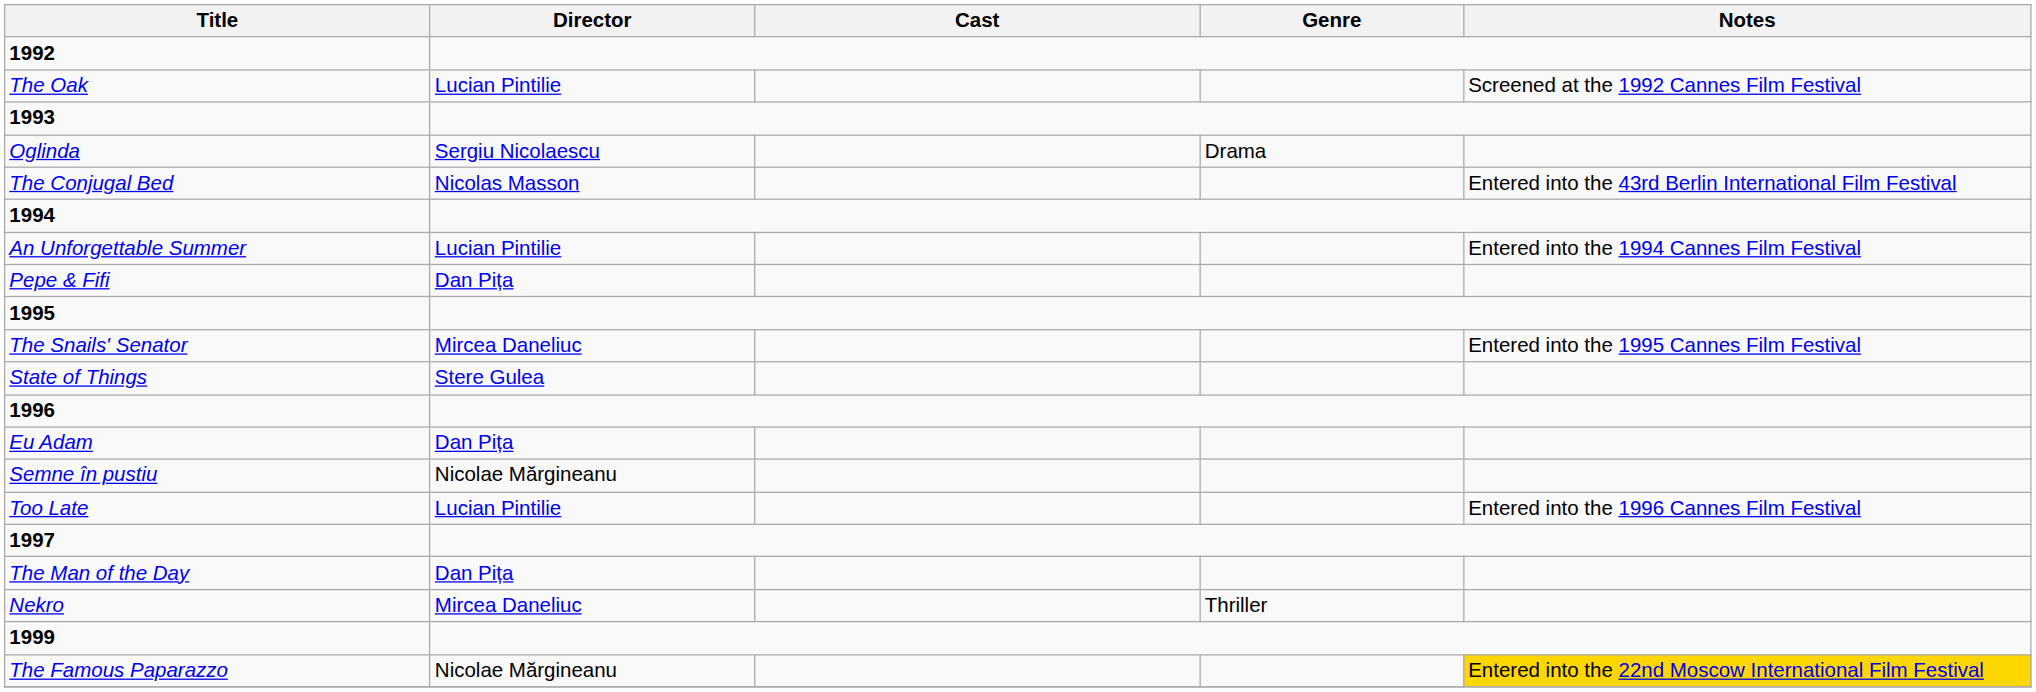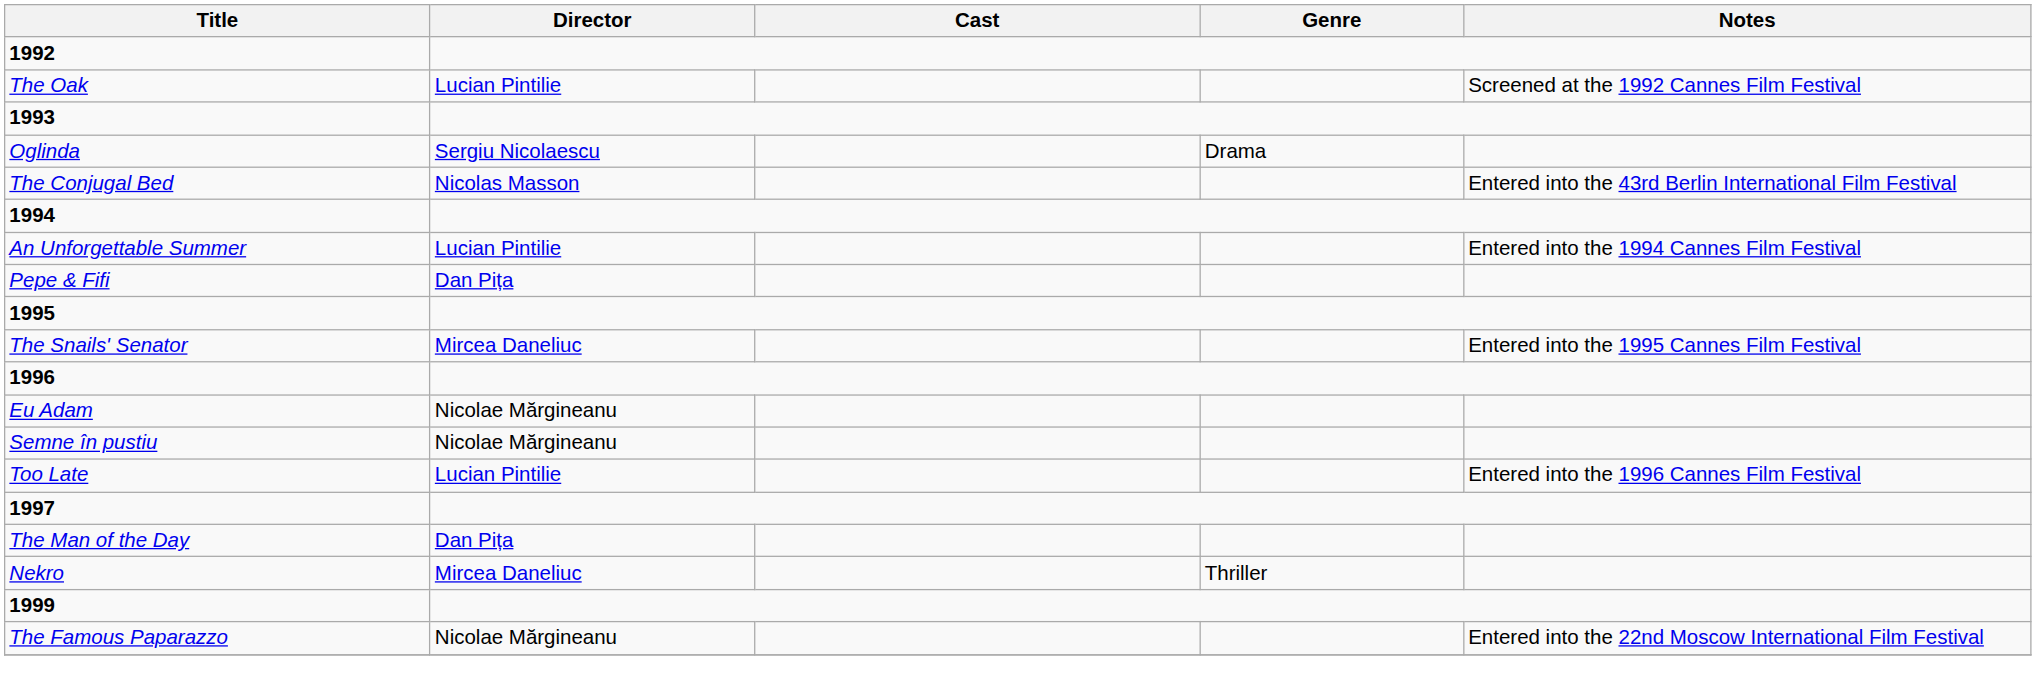- row: (78, 378)
(474, 442) Dan Pița -> (526, 410) Nicolae Mărgineanu
(1726, 670) gold background -> (1726, 637) no background
